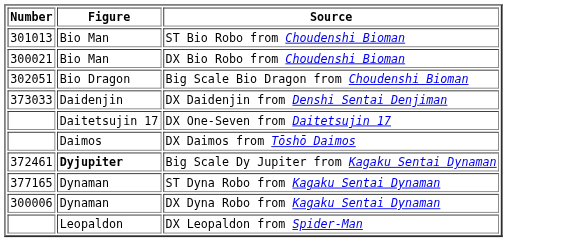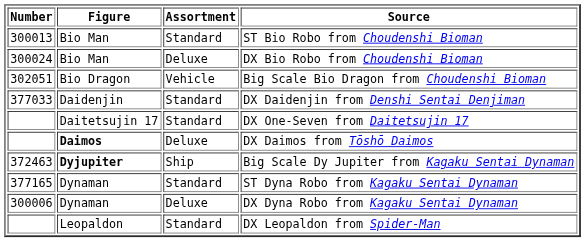+ column: (201, 17)
(31, 38) 301013 -> (31, 38) 300013
(31, 58) 300021 -> (31, 58) 300024
(31, 100) 373033 -> (31, 100) 377033
(81, 141) normal -> (81, 141) bold
(31, 162) 372461 -> (31, 162) 372463
